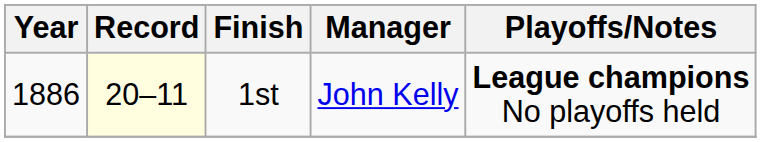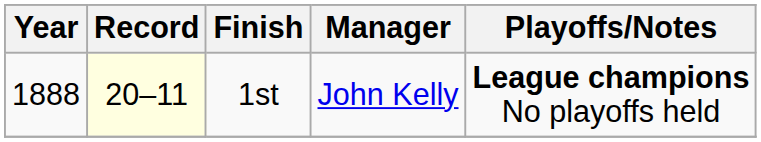(46, 94) 1886 -> (46, 94) 1888
